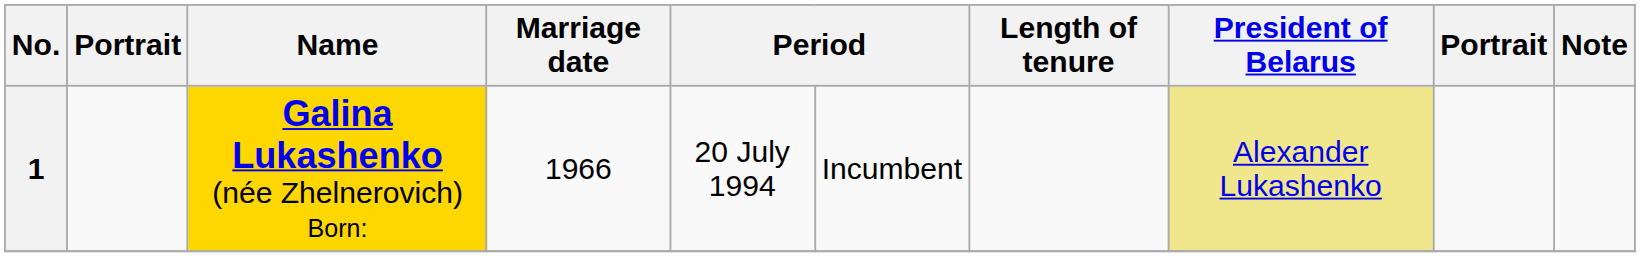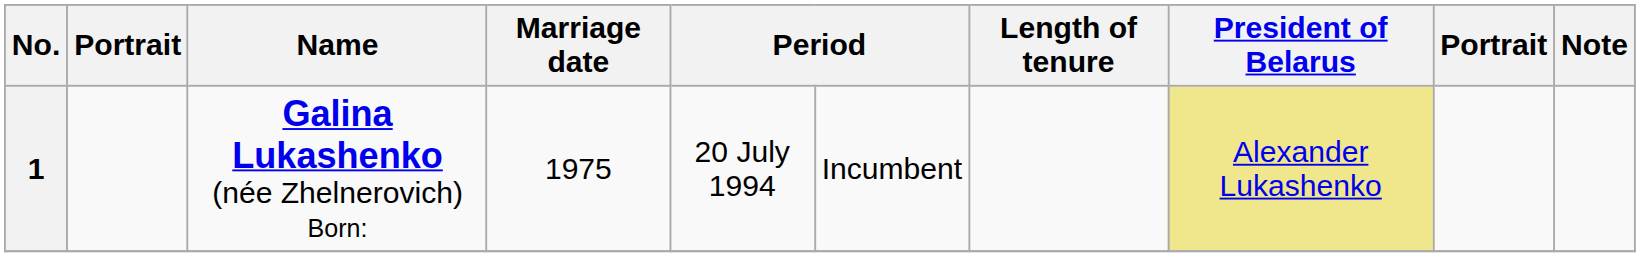(338, 168) gold background -> (338, 168) no background
(578, 168) 1966 -> (578, 168) 1975
